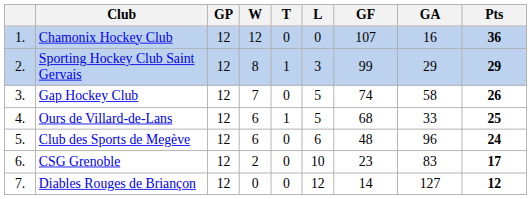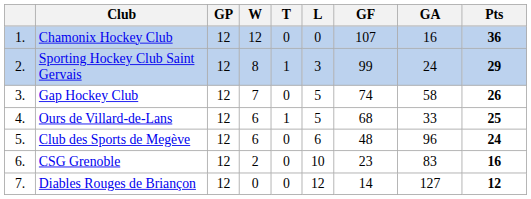(430, 66) 29 -> (430, 66) 24
(494, 161) 17 -> (494, 161) 16
